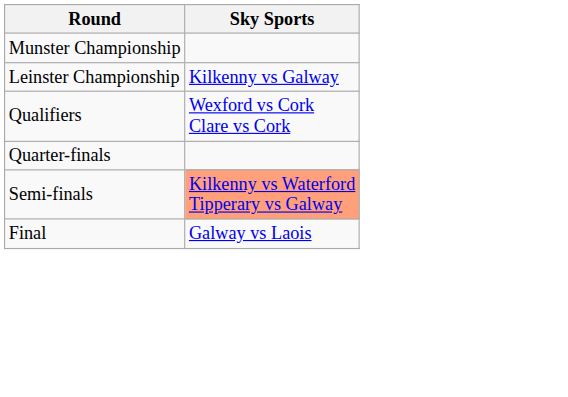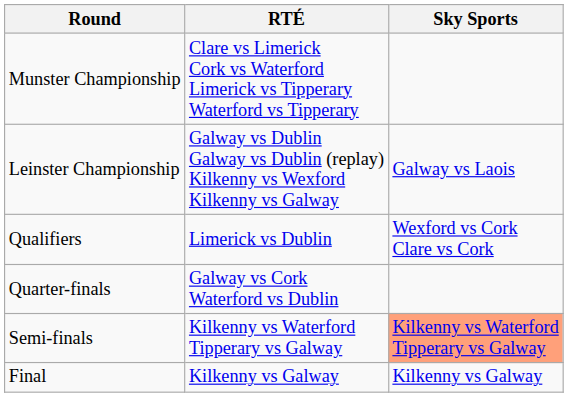+ column: (286, 18)
(264, 76) Kilkenny vs Galway -> (454, 169) Galway vs Laois
(250, 233) Galway vs Laois -> (467, 377) Kilkenny vs Galway
